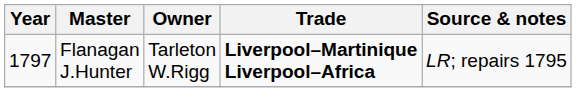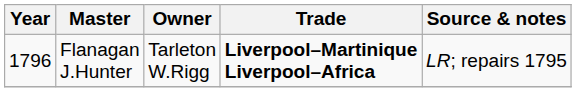(30, 60) 1797 -> (30, 60) 1796
